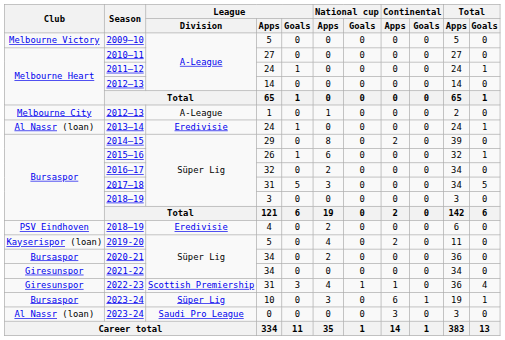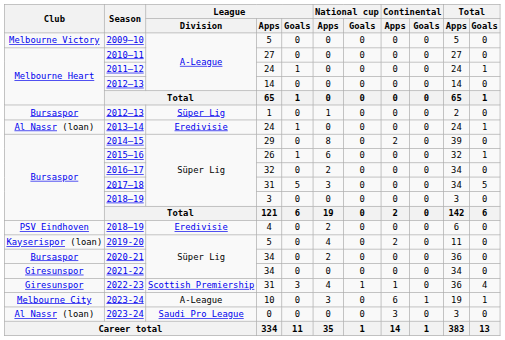(54, 112) Melbourne City -> (54, 112) Bursaspor
(201, 112) A-League -> (201, 112) Süper Lig
(54, 300) Bursaspor -> (54, 300) Melbourne City
(201, 300) Süper Lig -> (201, 300) A-League
